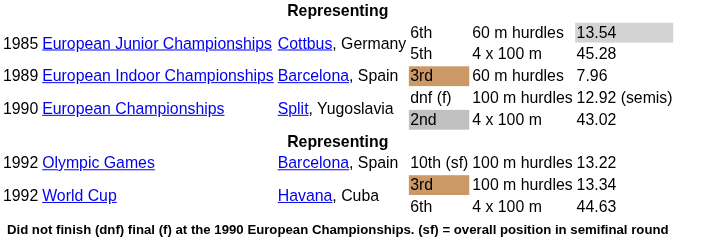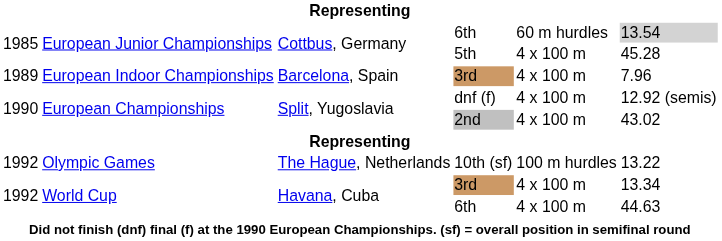(518, 76) 60 m hurdles -> (551, 76) 4 x 100 m
(522, 98) 100 m hurdles -> (551, 98) 4 x 100 m
(338, 163) Barcelona, Spain -> (364, 163) The Hague, Netherlands
(522, 185) 100 m hurdles -> (551, 185) 4 x 100 m
